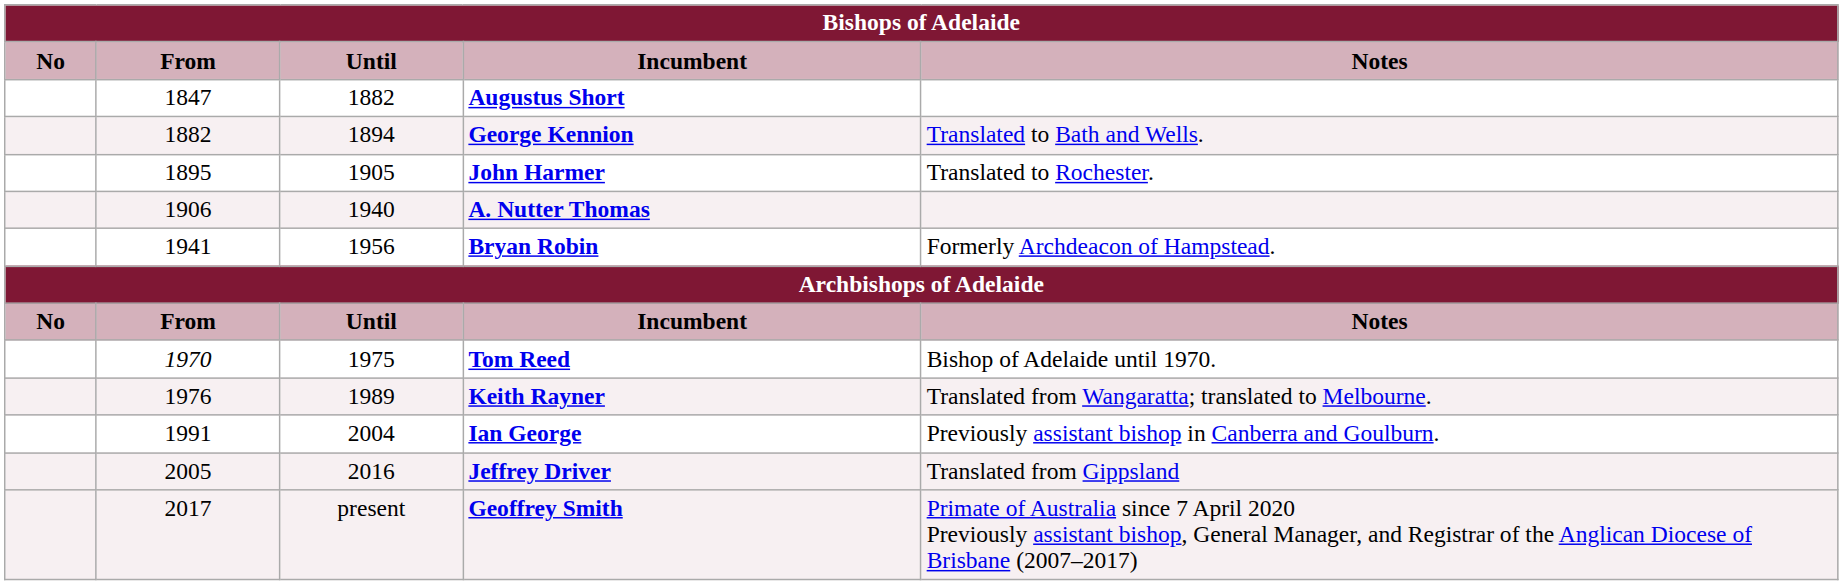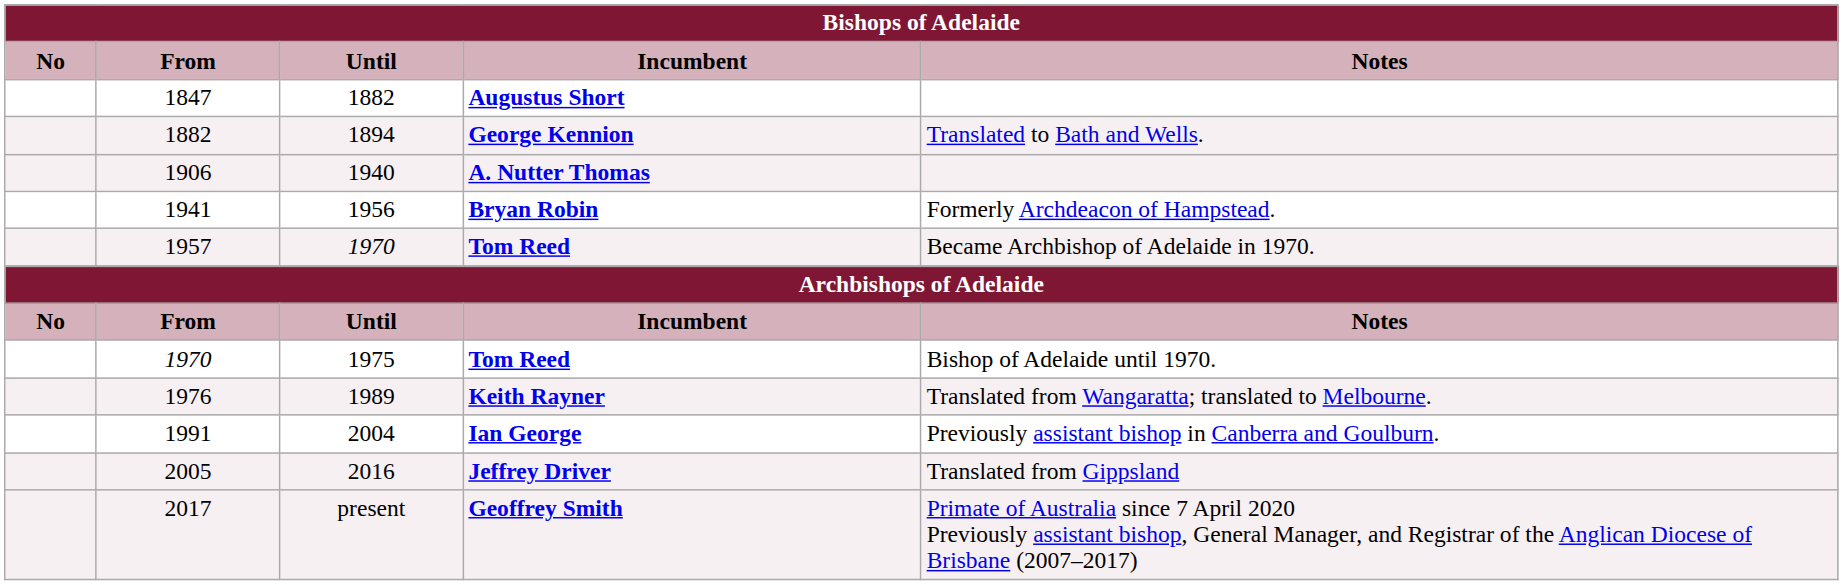- row: (188, 172)
+ row: (188, 246)
